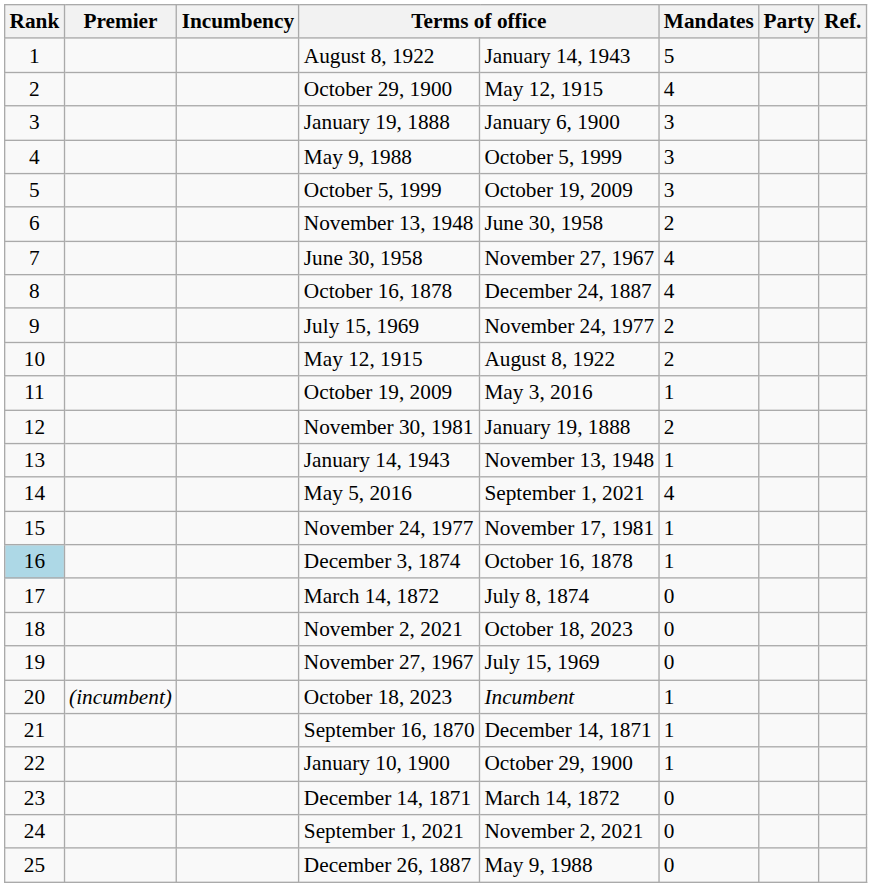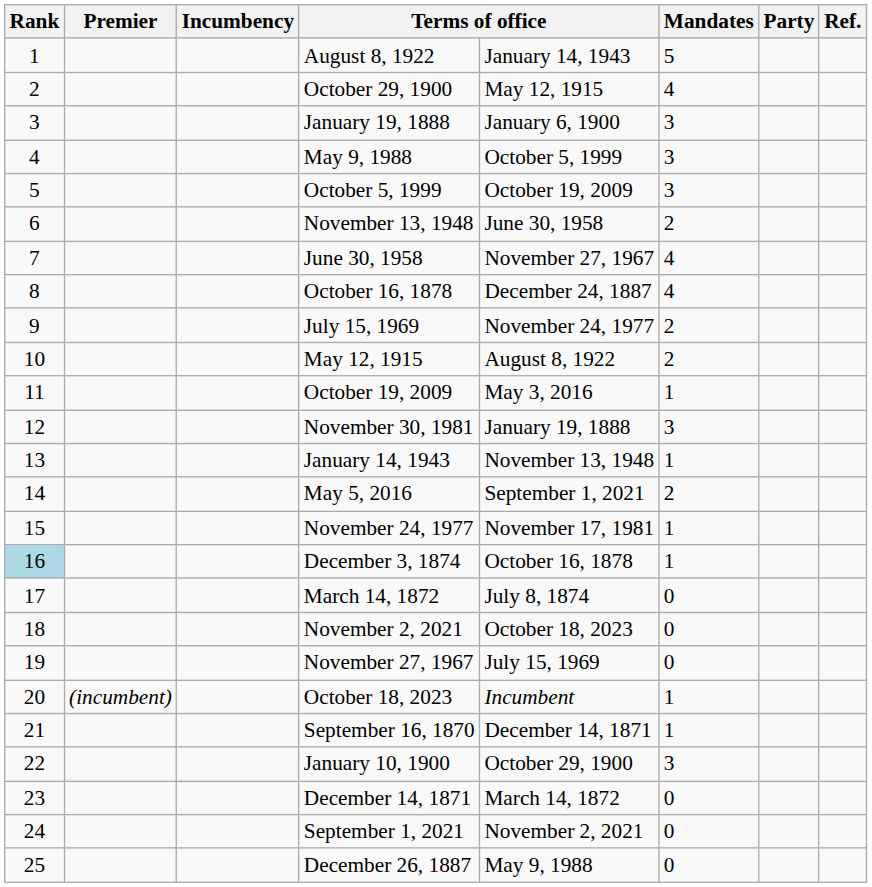(669, 426) 2 -> (669, 426) 3
(669, 493) 4 -> (669, 493) 2
(669, 763) 1 -> (669, 763) 3
